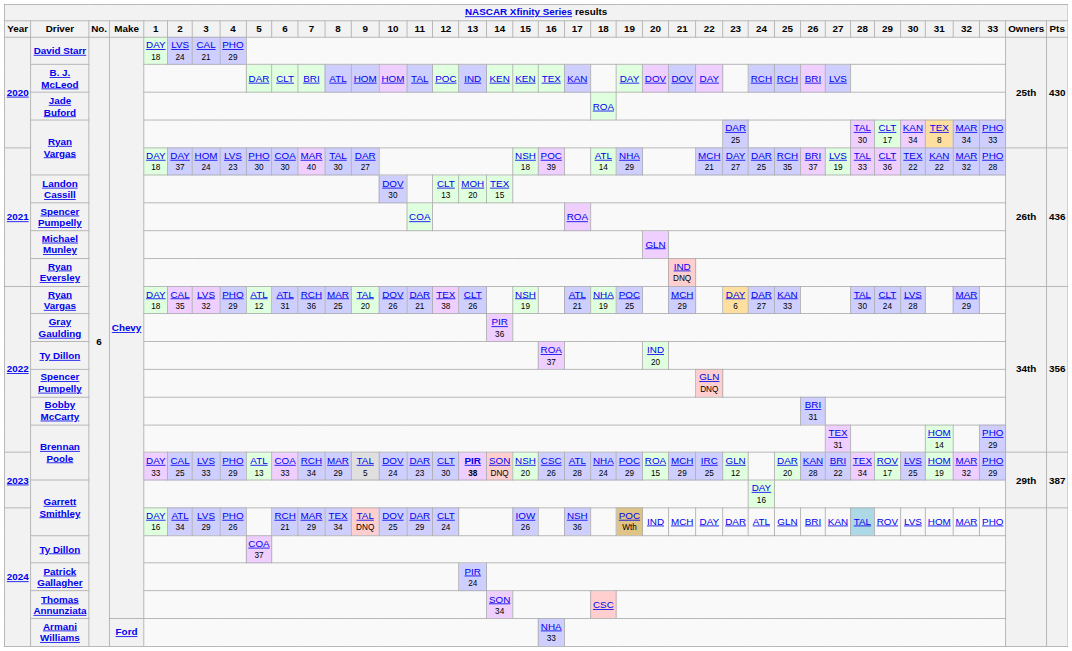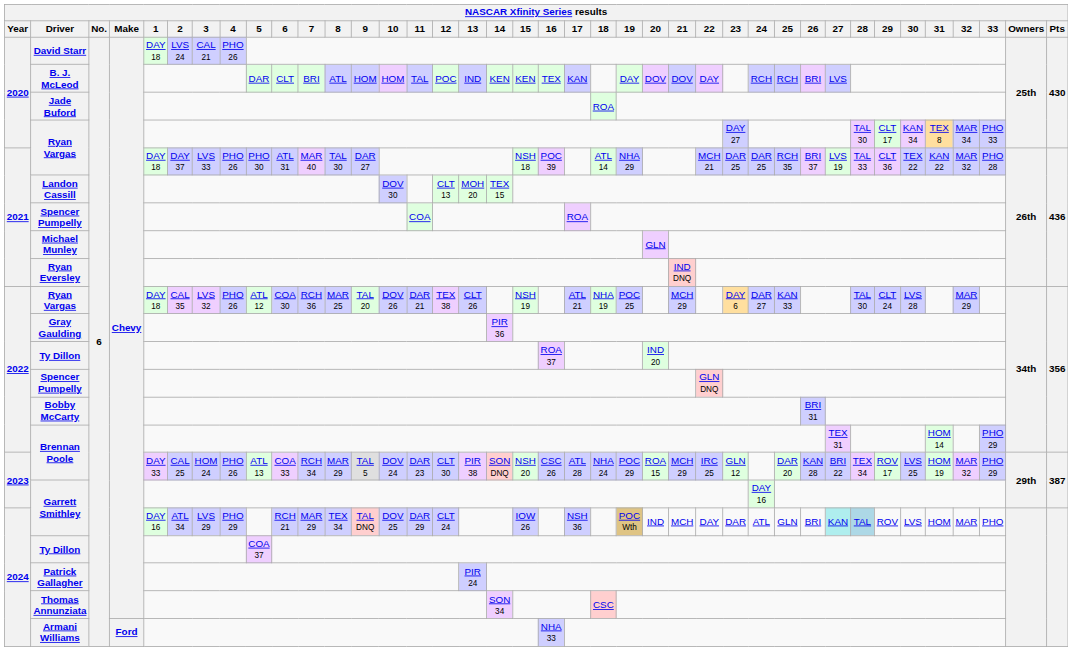(233, 50) PHO 29 -> (233, 50) PHO 26
(736, 133) DAR 25 -> (736, 133) DAY 27
(206, 161) HOM 24 -> (206, 161) LVS 33
(233, 161) LVS 23 -> (233, 161) PHO 26
(285, 161) COA 30 -> (285, 161) ATL 31
(736, 161) DAY 27 -> (736, 161) DAR 25
(233, 300) PHO 29 -> (233, 300) PHO 26
(285, 300) ATL 31 -> (285, 300) COA 30
(206, 466) LVS 33 -> (206, 466) HOM 24
(233, 466) PHO 29 -> (233, 466) PHO 26
(473, 466) bold -> (473, 466) normal
(233, 521) PHO 26 -> (233, 521) PHO 29
(838, 522) no background -> (838, 522) paleturquoise background
